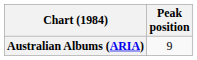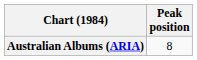(169, 45) 9 -> (169, 45) 8
